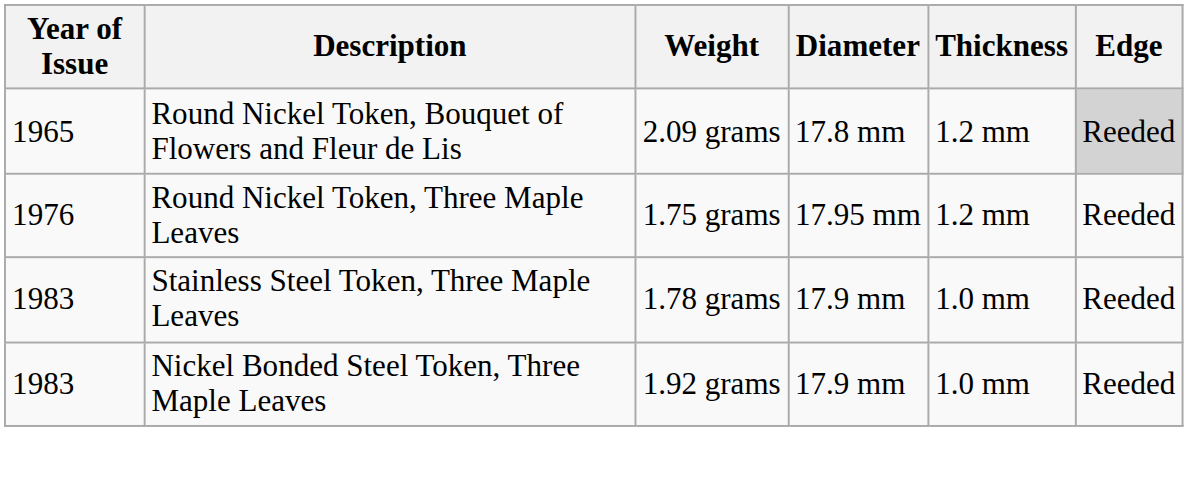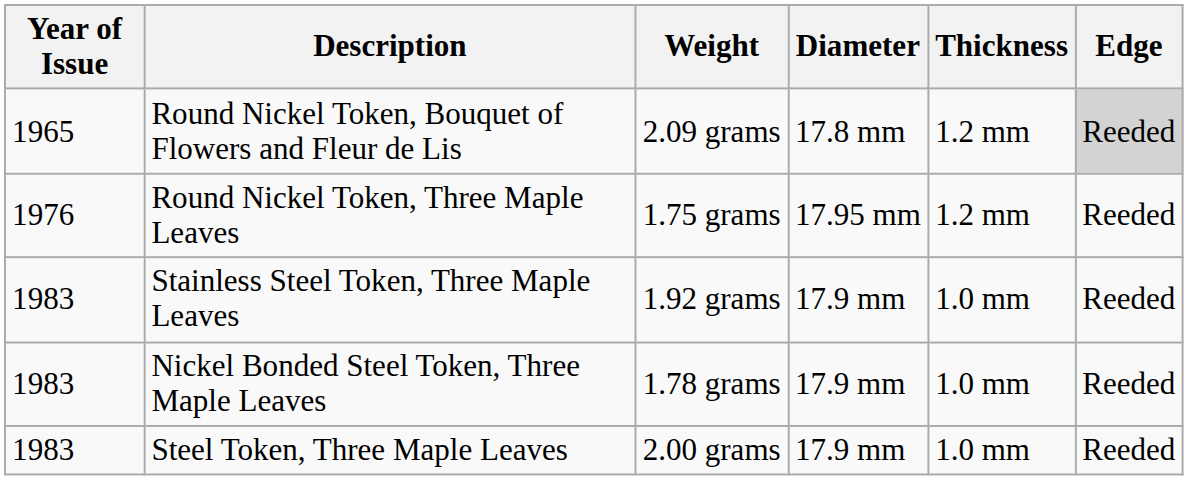(712, 299) 1.78 grams -> (712, 299) 1.92 grams
(712, 383) 1.92 grams -> (712, 383) 1.78 grams
+ row: (360, 449)
